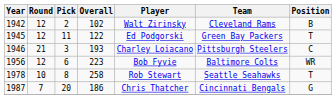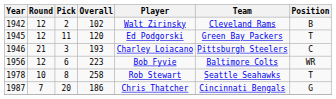(96, 37) 122 -> (96, 37) 120
